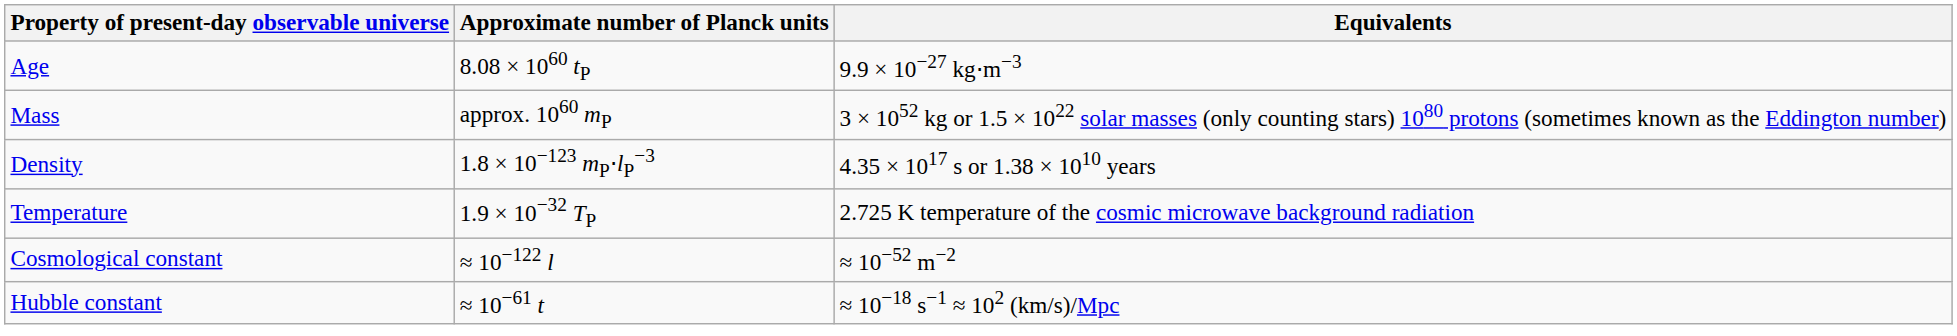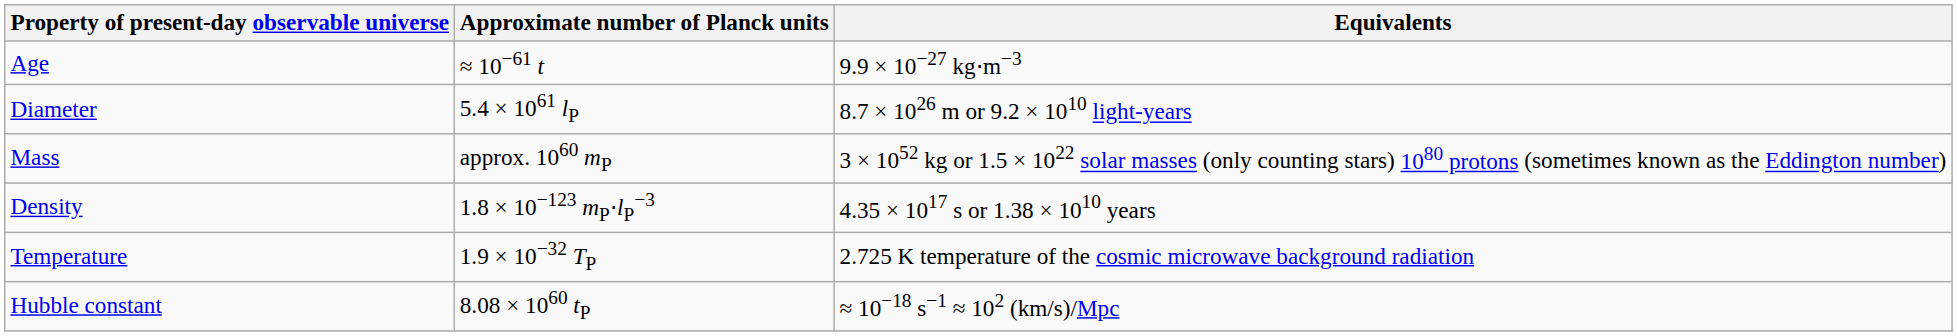(525, 65) 8.08 × 1060 tP -> (502, 62) ≈ 10−61 t
+ row: (54, 108)
- row: (116, 259)
(502, 302) ≈ 10−61 t -> (525, 305) 8.08 × 1060 tP
